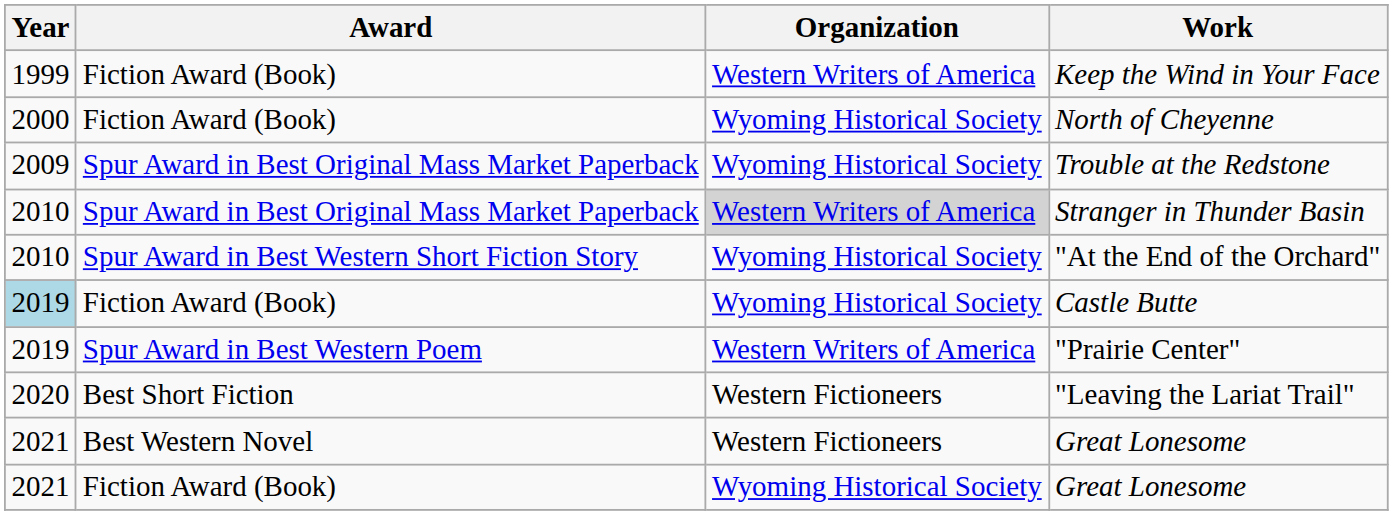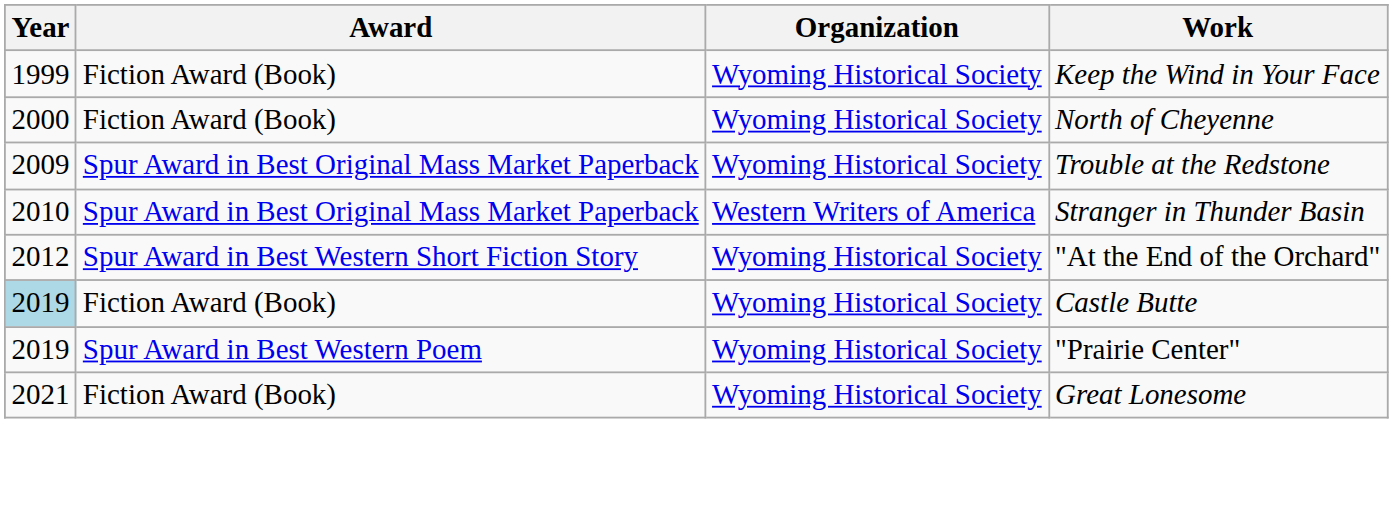(874, 73) Western Writers of America -> (877, 73) Wyoming Historical Society
(874, 211) lightgrey background -> (874, 211) no background
(41, 257) 2010 -> (41, 257) 2012
(874, 348) Western Writers of America -> (877, 348) Wyoming Historical Society
- row: (188, 394)
- row: (198, 440)
